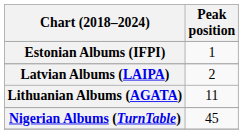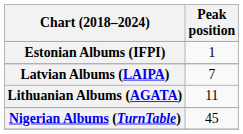(212, 74) 2 -> (212, 74) 7
